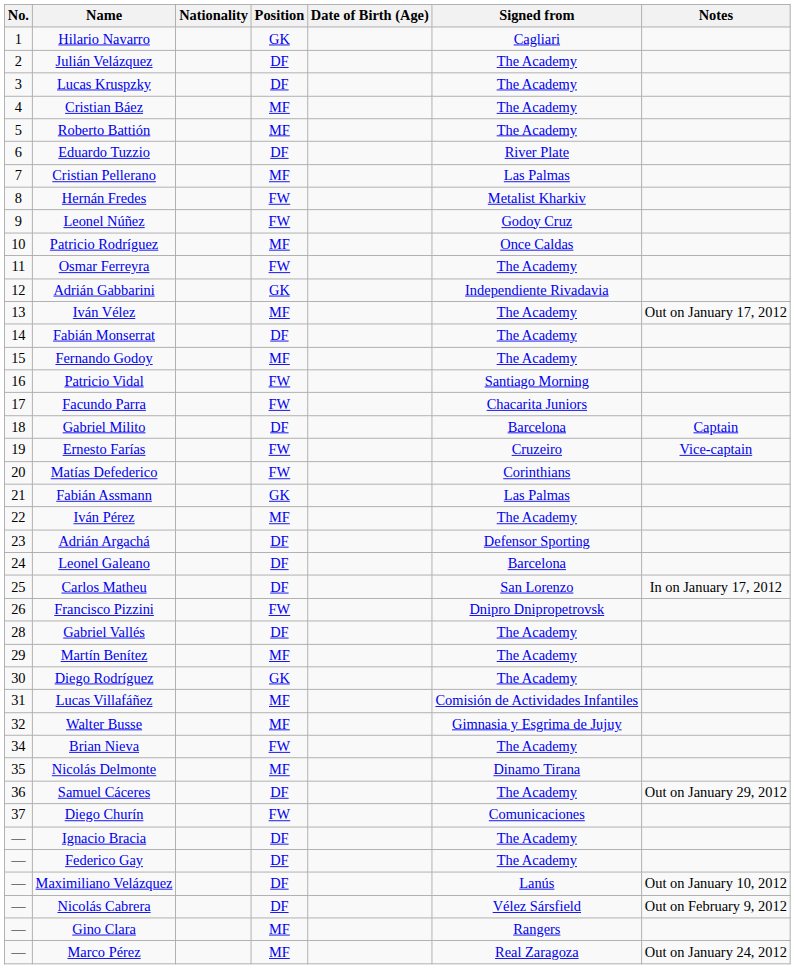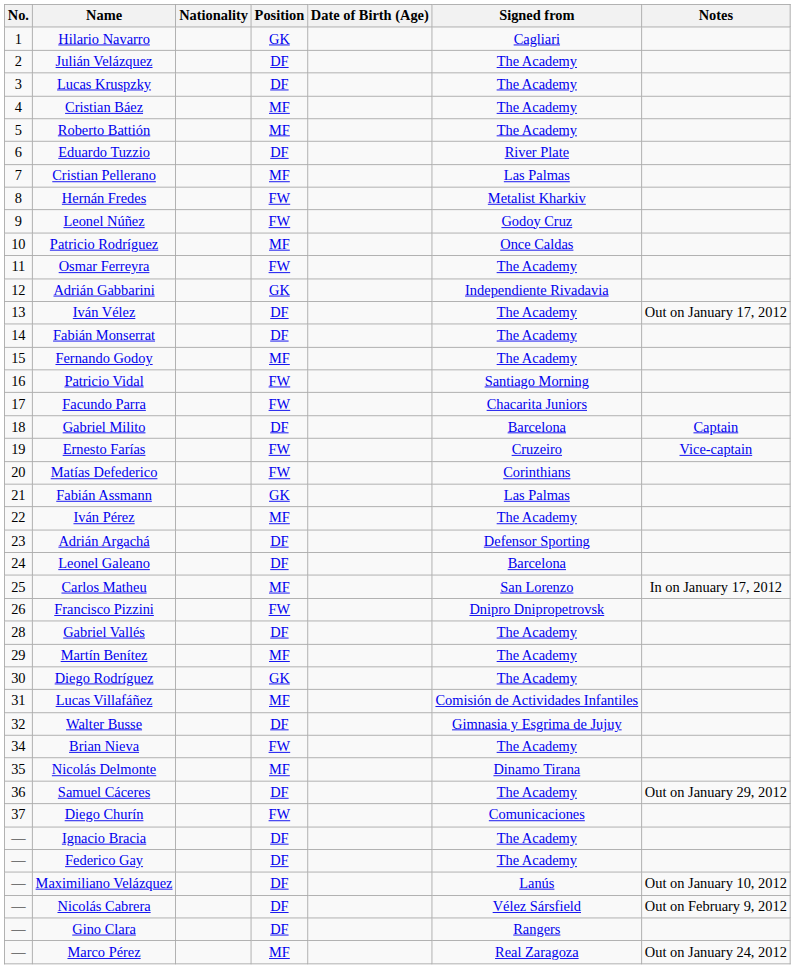(279, 312) MF -> (279, 312) DF
(279, 586) DF -> (279, 586) MF
(279, 723) MF -> (279, 723) DF
(279, 929) MF -> (279, 929) DF
